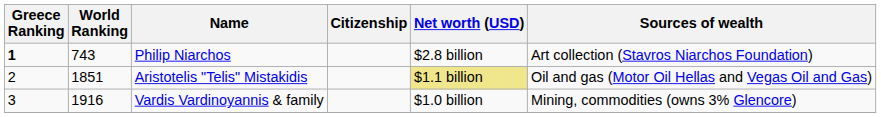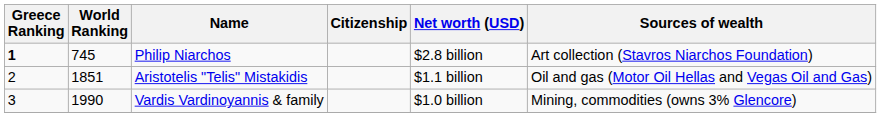(83, 54) 743 -> (83, 54) 745
(448, 77) khaki background -> (448, 77) no background
(87, 100) 1916 -> (87, 100) 1990
